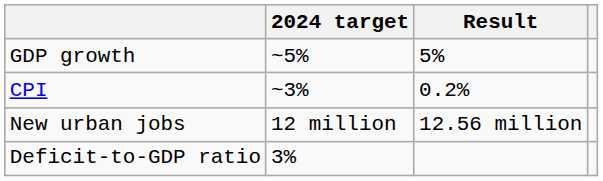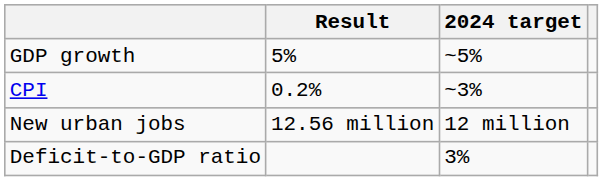columns swapped: (340, 22) <-> (501, 22)
